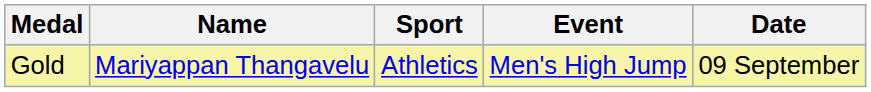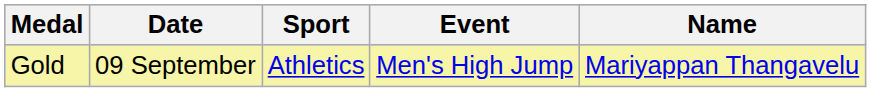columns swapped: (232, 24) <-> (779, 24)
